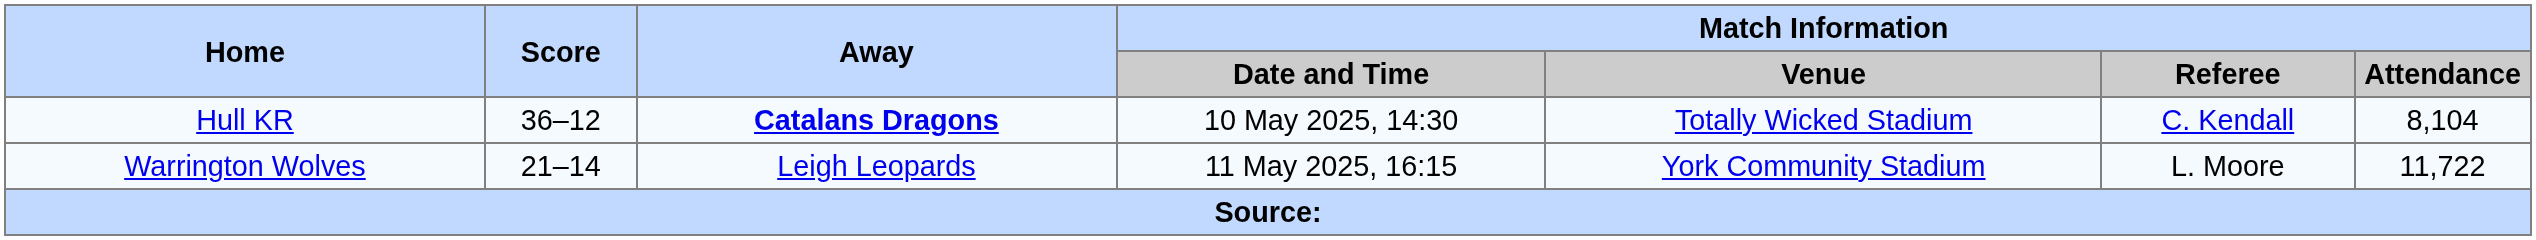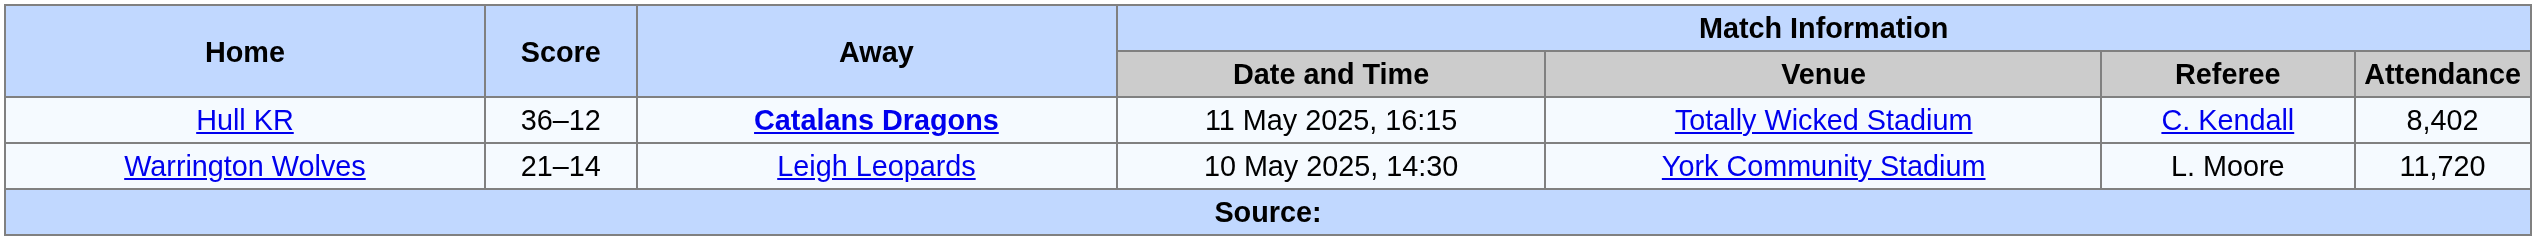(1331, 120) 10 May 2025, 14:30 -> (1331, 120) 11 May 2025, 16:15
(2443, 120) 8,104 -> (2443, 120) 8,402
(1331, 166) 11 May 2025, 16:15 -> (1331, 166) 10 May 2025, 14:30
(2443, 166) 11,722 -> (2443, 166) 11,720
